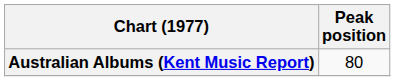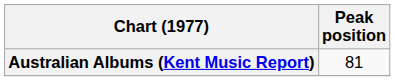(354, 62) 80 -> (354, 62) 81
